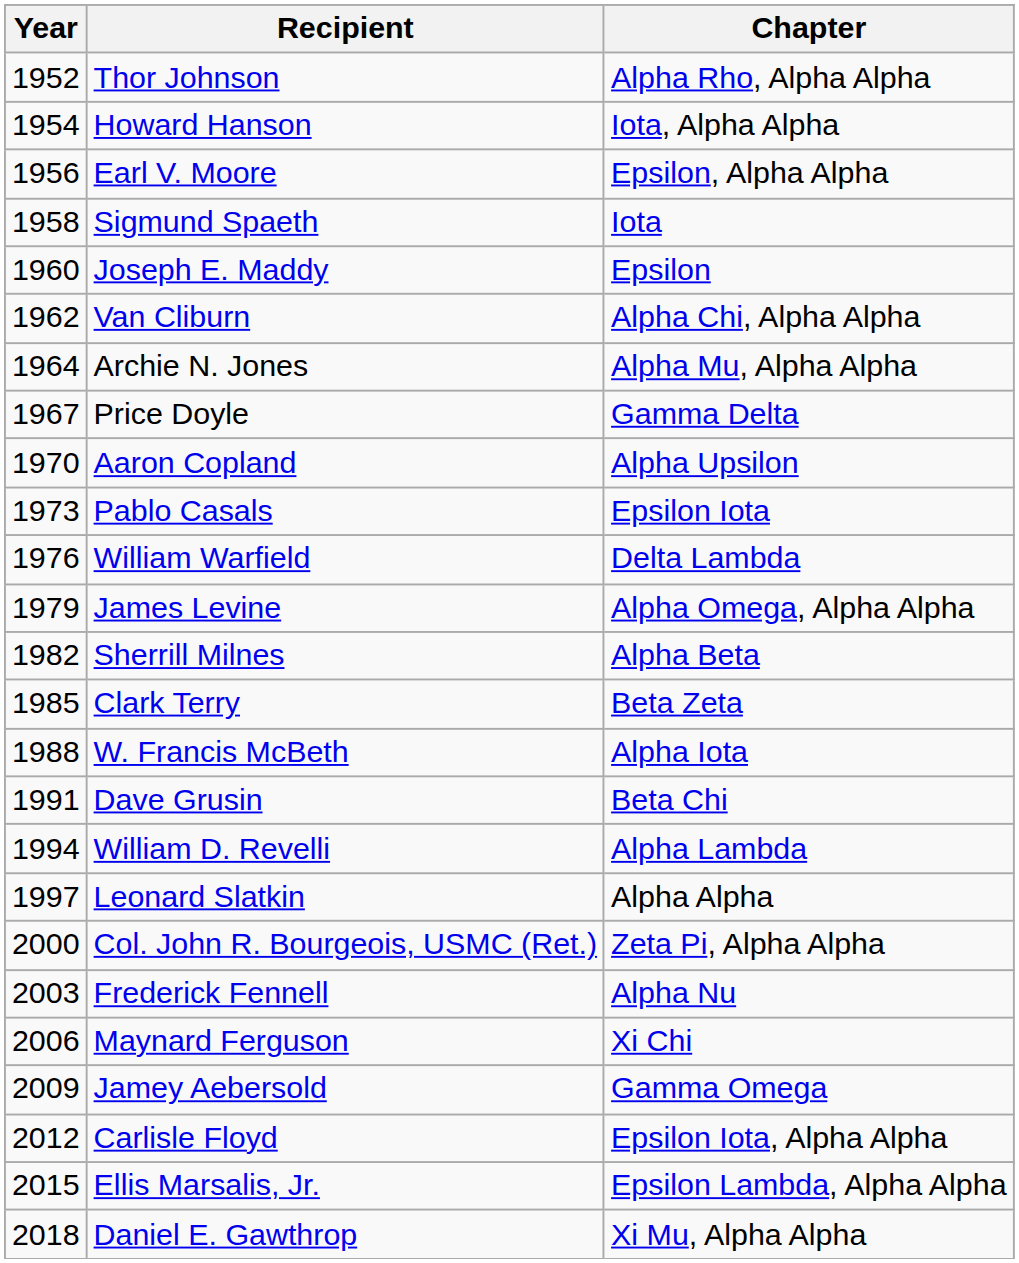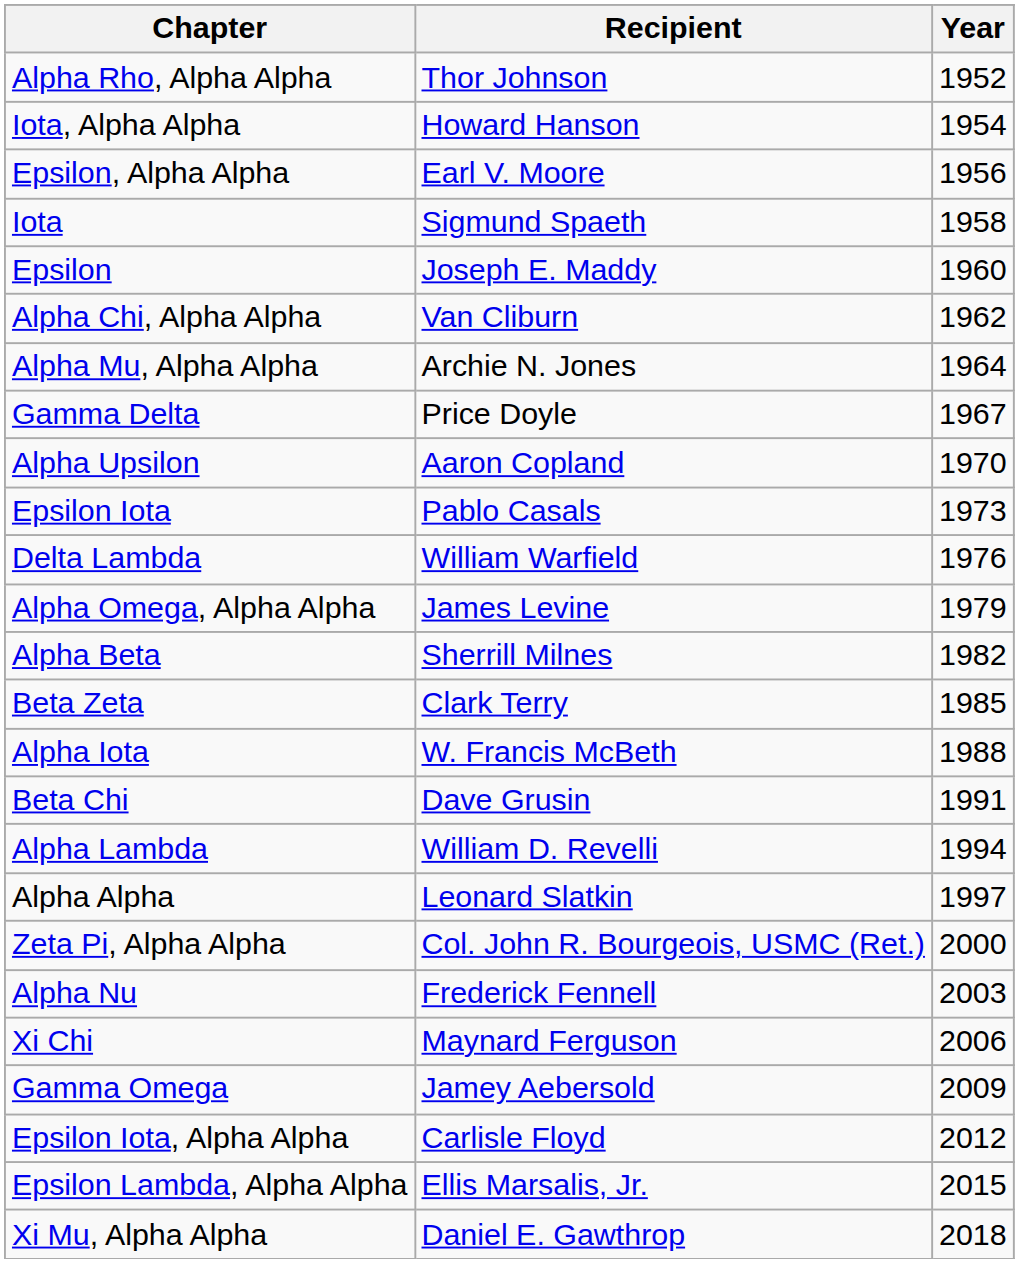columns swapped: (46, 28) <-> (809, 28)
